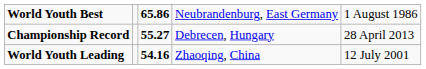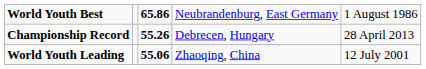(155, 34) 55.27 -> (155, 34) 55.26
(155, 54) 54.16 -> (155, 54) 55.06
